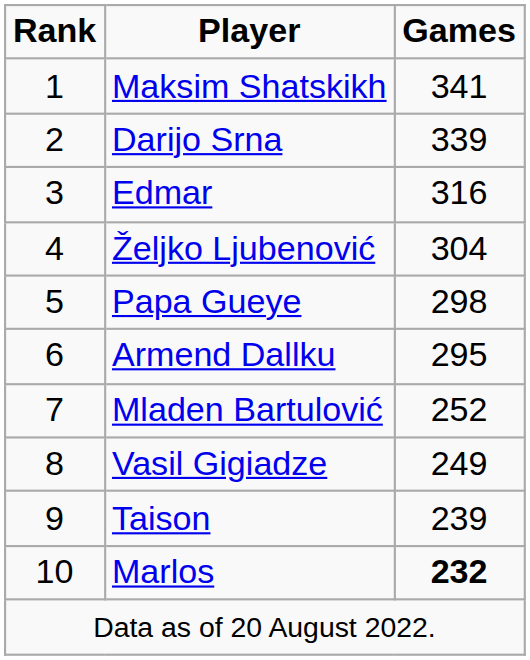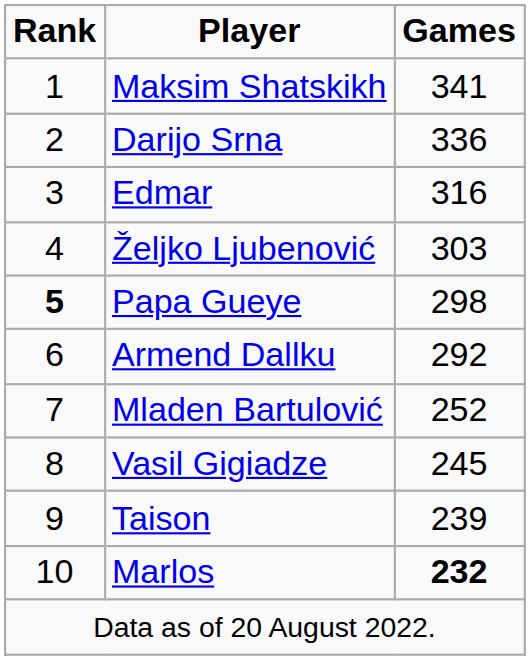(459, 139) 339 -> (459, 139) 336
(459, 247) 304 -> (459, 247) 303
(55, 301) normal -> (55, 301) bold
(459, 355) 295 -> (459, 355) 292
(459, 463) 249 -> (459, 463) 245
